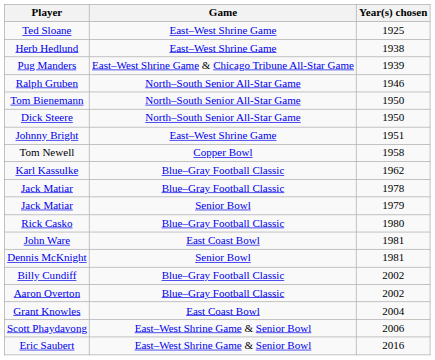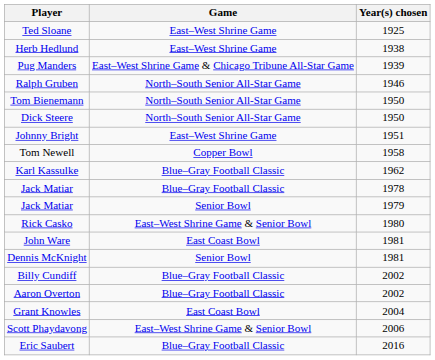(223, 223) Blue–Gray Football Classic -> (223, 223) East–West Shrine Game & Senior Bowl
(223, 345) East–West Shrine Game & Senior Bowl -> (223, 345) Blue–Gray Football Classic
